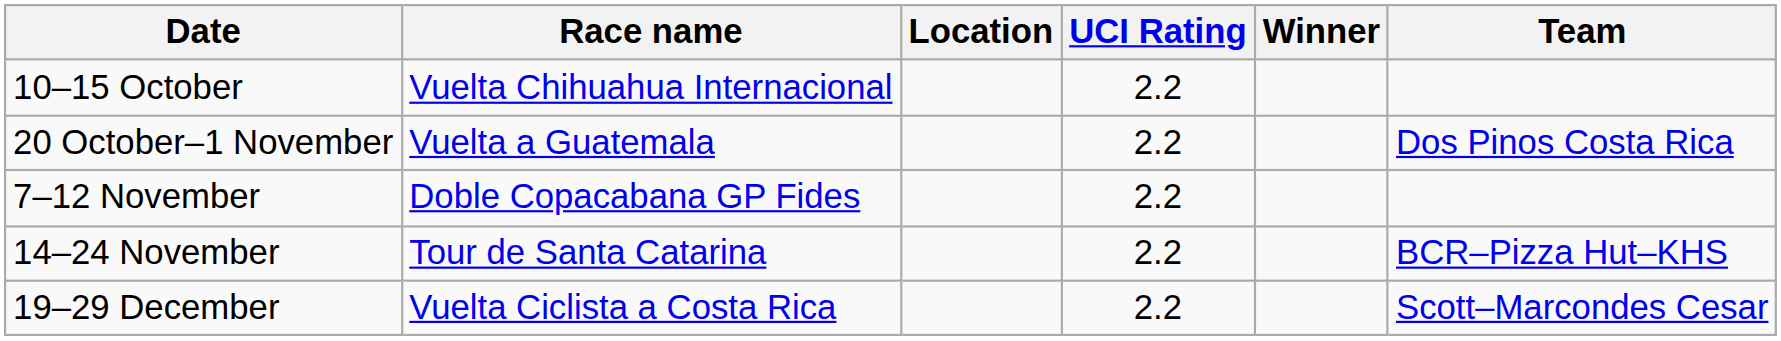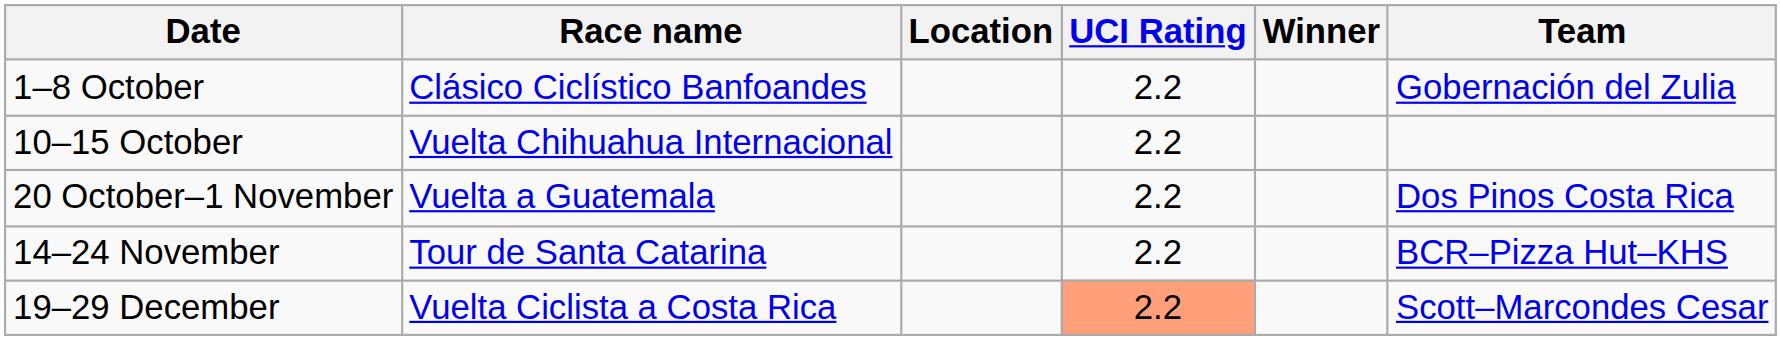+ row: (109, 87)
- row: (137, 197)
(1158, 307) no background -> (1158, 307) lightsalmon background
